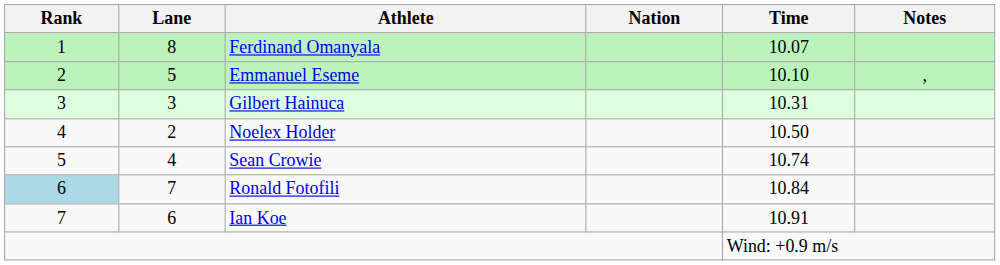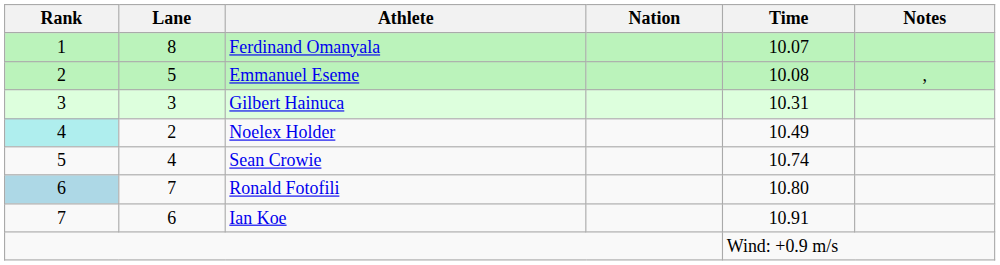(789, 75) 10.10 -> (789, 75) 10.08
(61, 132) no background -> (61, 132) paleturquoise background
(789, 132) 10.50 -> (789, 132) 10.49
(789, 189) 10.84 -> (789, 189) 10.80
